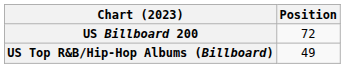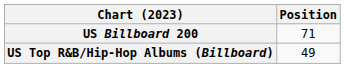(308, 34) 72 -> (308, 34) 71
